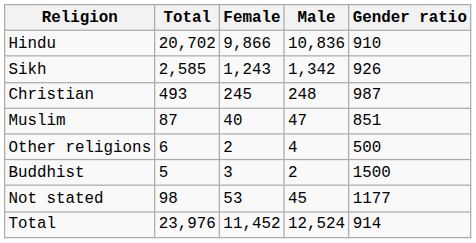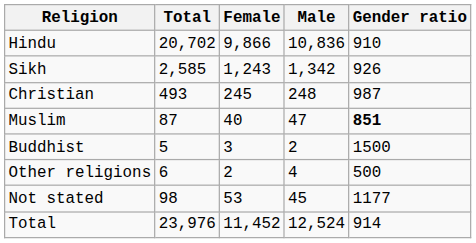(367, 121) normal -> (367, 121) bold
rows swapped: (46, 173) <-> (80, 147)
